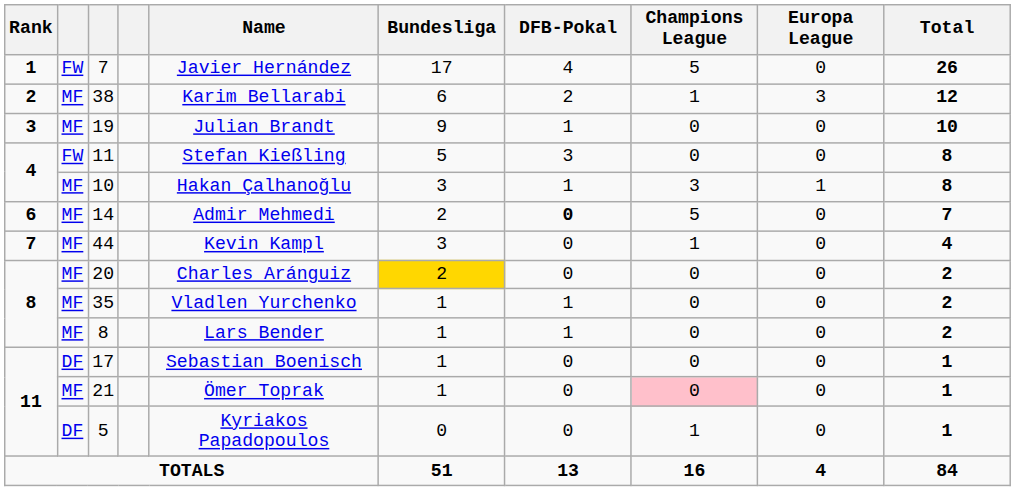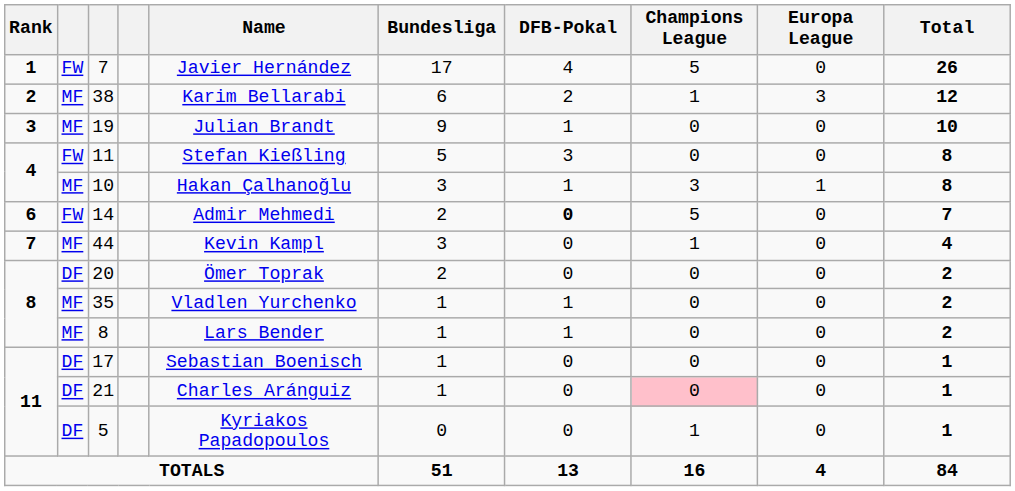(72, 216) MF -> (72, 216) FW
(72, 275) MF -> (72, 275) DF
(264, 275) Charles Aránguiz -> (264, 275) Ömer Toprak
(442, 275) gold background -> (442, 275) no background
(72, 392) MF -> (72, 392) DF
(264, 392) Ömer Toprak -> (264, 392) Charles Aránguiz
